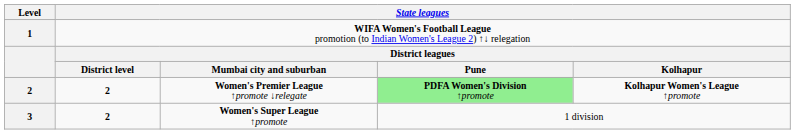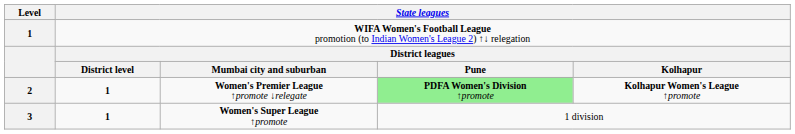(107, 90) 2 -> (107, 90) 1
(107, 116) 2 -> (107, 116) 1
